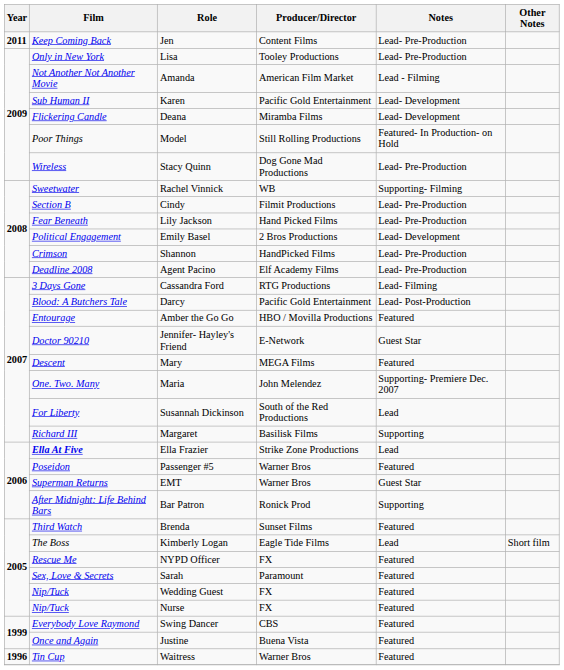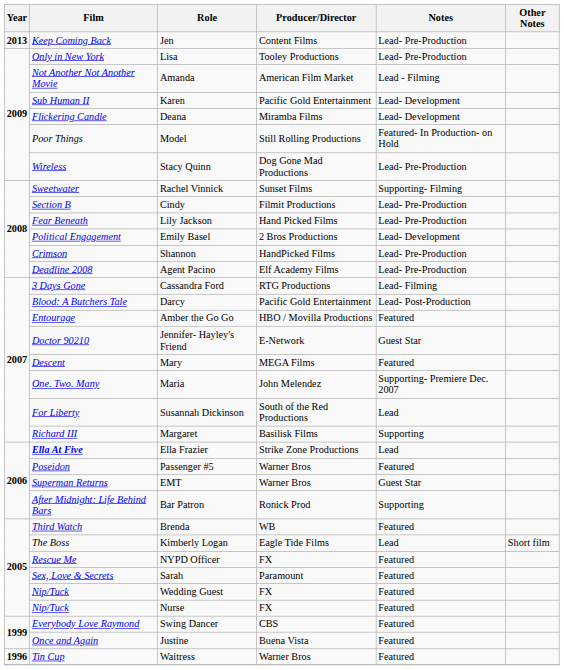(17, 40) 2011 -> (17, 40) 2013
(267, 188) WB -> (286, 188) Sunset Films
(286, 527) Sunset Films -> (267, 527) WB
